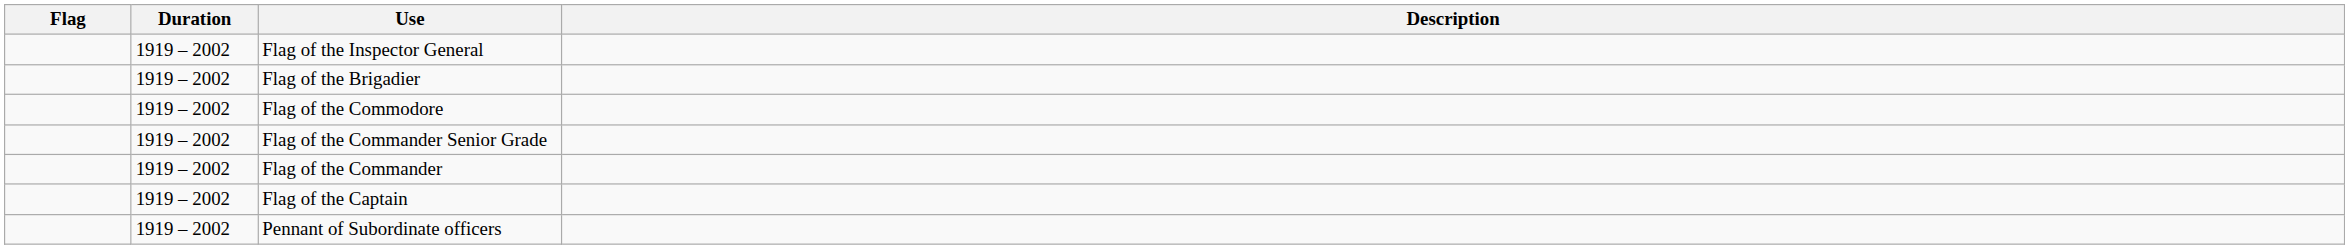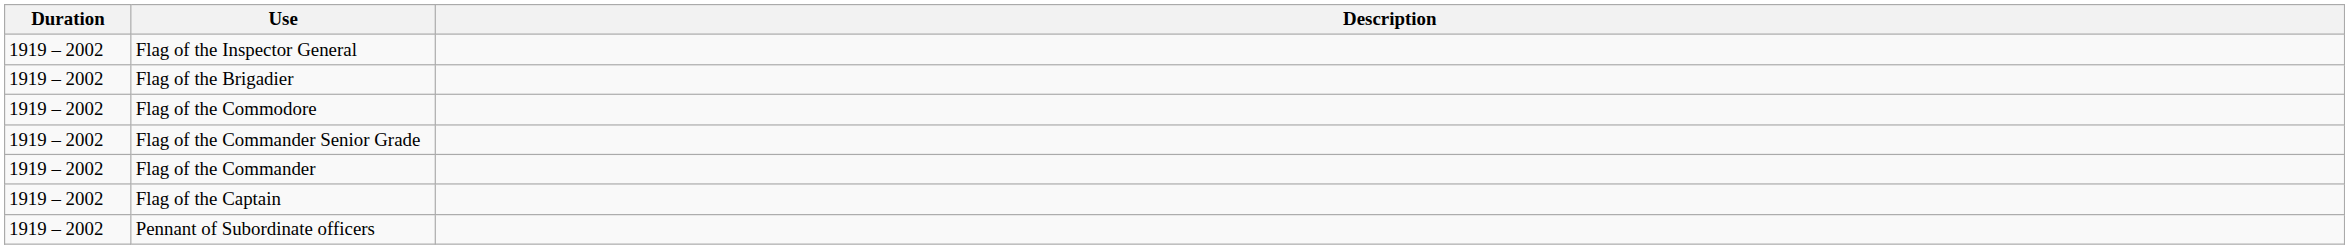- column: (68, 19)
